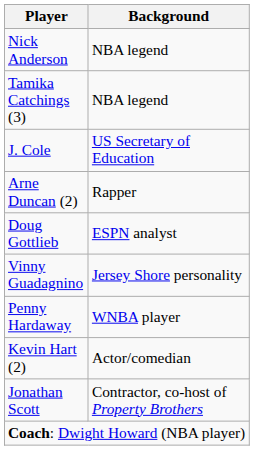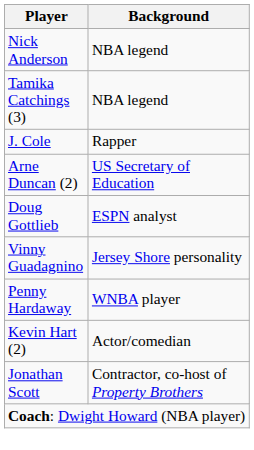(141, 150) US Secretary of Education -> (114, 141) Rapper
(114, 191) Rapper -> (141, 174) US Secretary of Education
